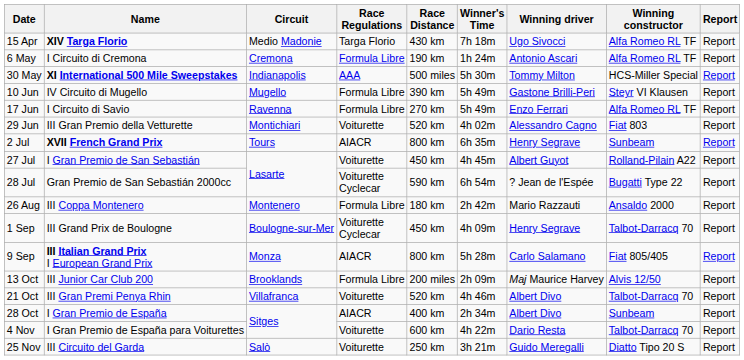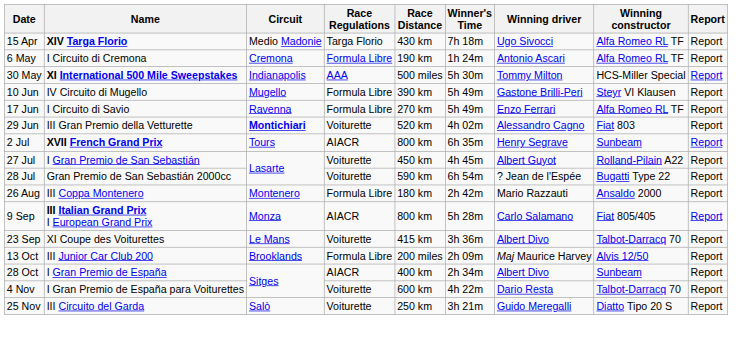(275, 126) normal -> (277, 126) bold
(361, 182) Voiturette Cyclecar -> (349, 176) Voiturette
- row: (21, 228)
+ row: (24, 239)
- row: (22, 296)
